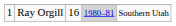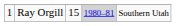(74, 13) 16 -> (74, 13) 15
